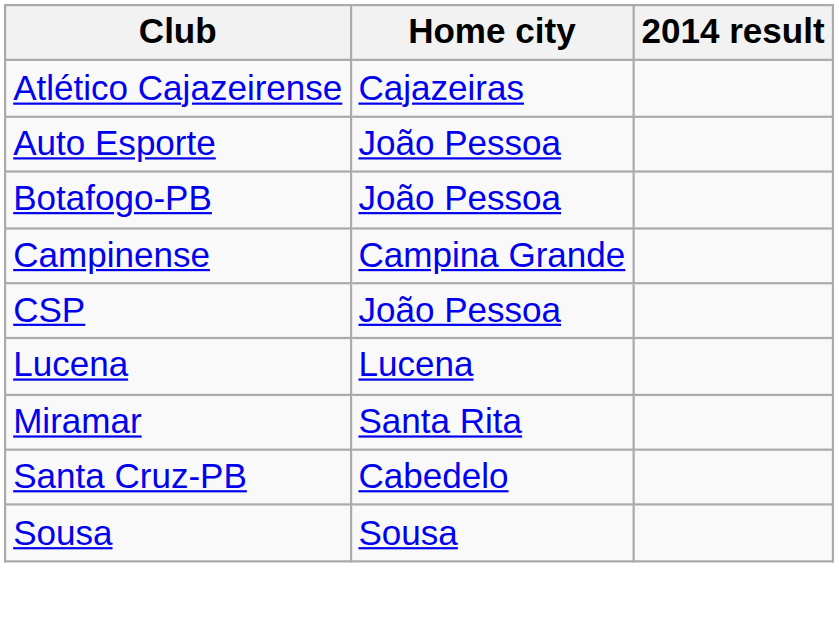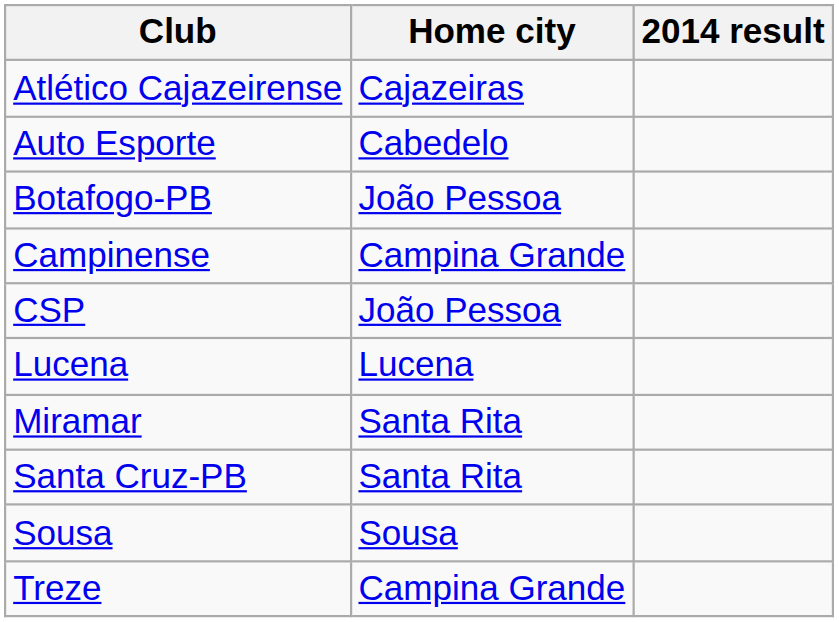(460, 143) João Pessoa -> (433, 143) Cabedelo
(433, 476) Cabedelo -> (440, 476) Santa Rita
+ row: (57, 587)
